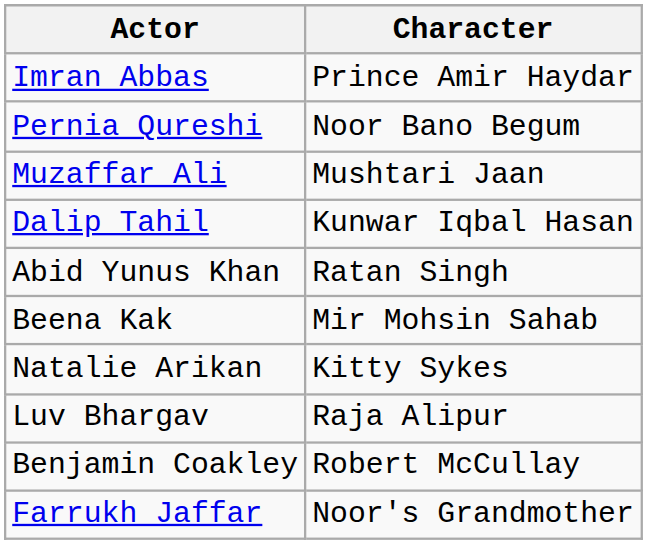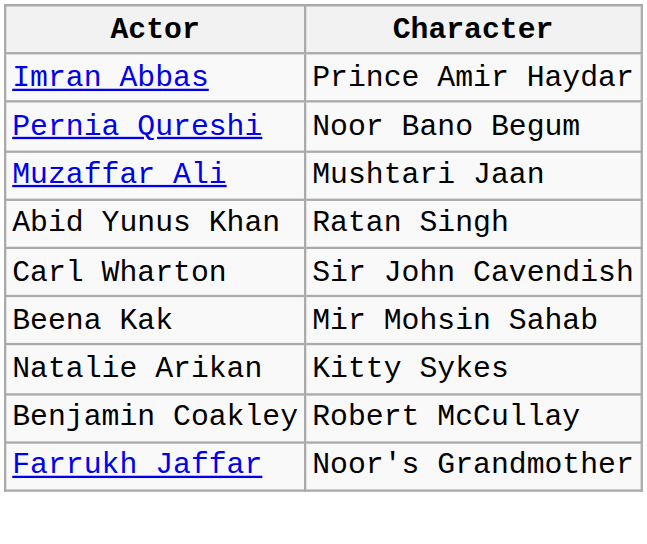- row: (111, 223)
+ row: (119, 272)
- row: (111, 418)
